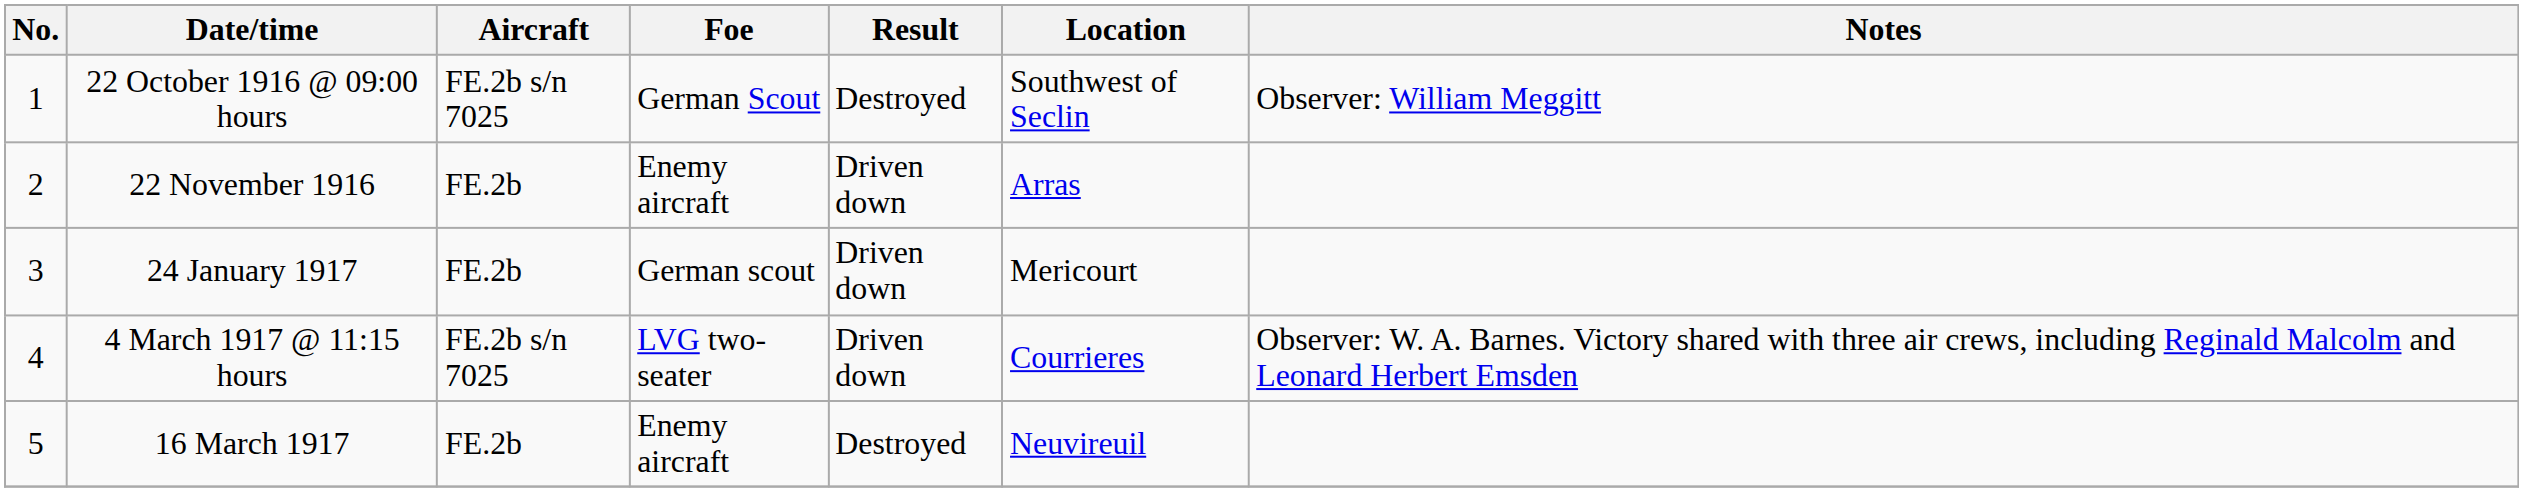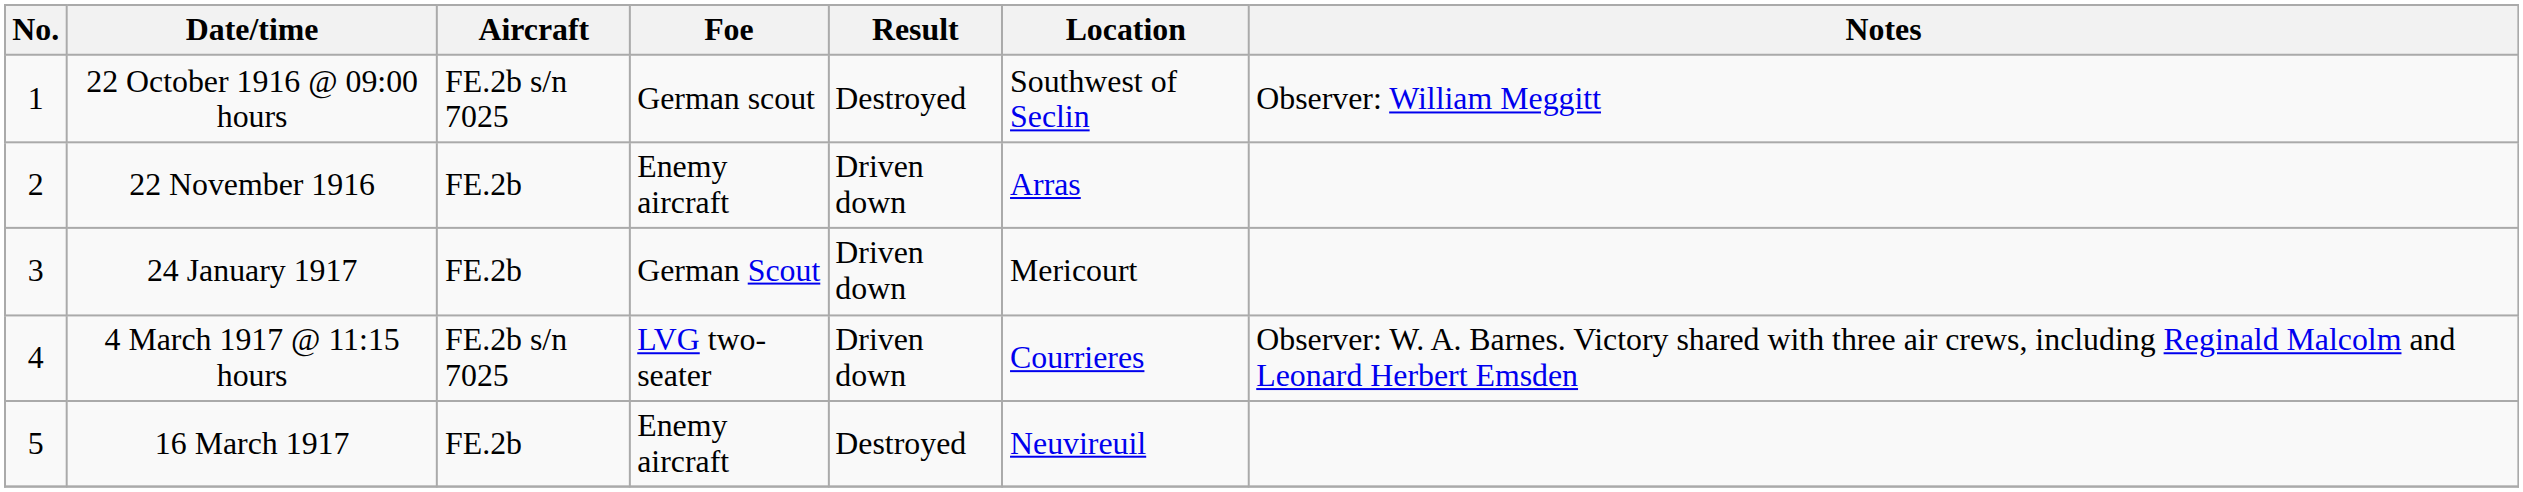(729, 98) German Scout -> (726, 98) German scout
(726, 270) German scout -> (729, 270) German Scout
